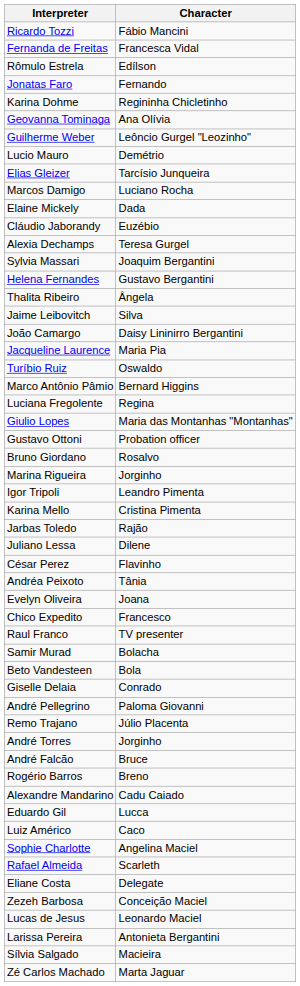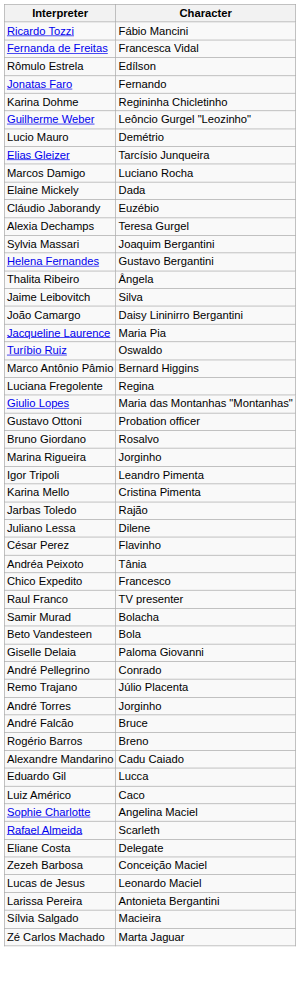- row: (59, 119)
- row: (44, 599)
(140, 688) Conrado -> (161, 652) Paloma Giovanni
(161, 706) Paloma Giovanni -> (140, 670) Conrado
